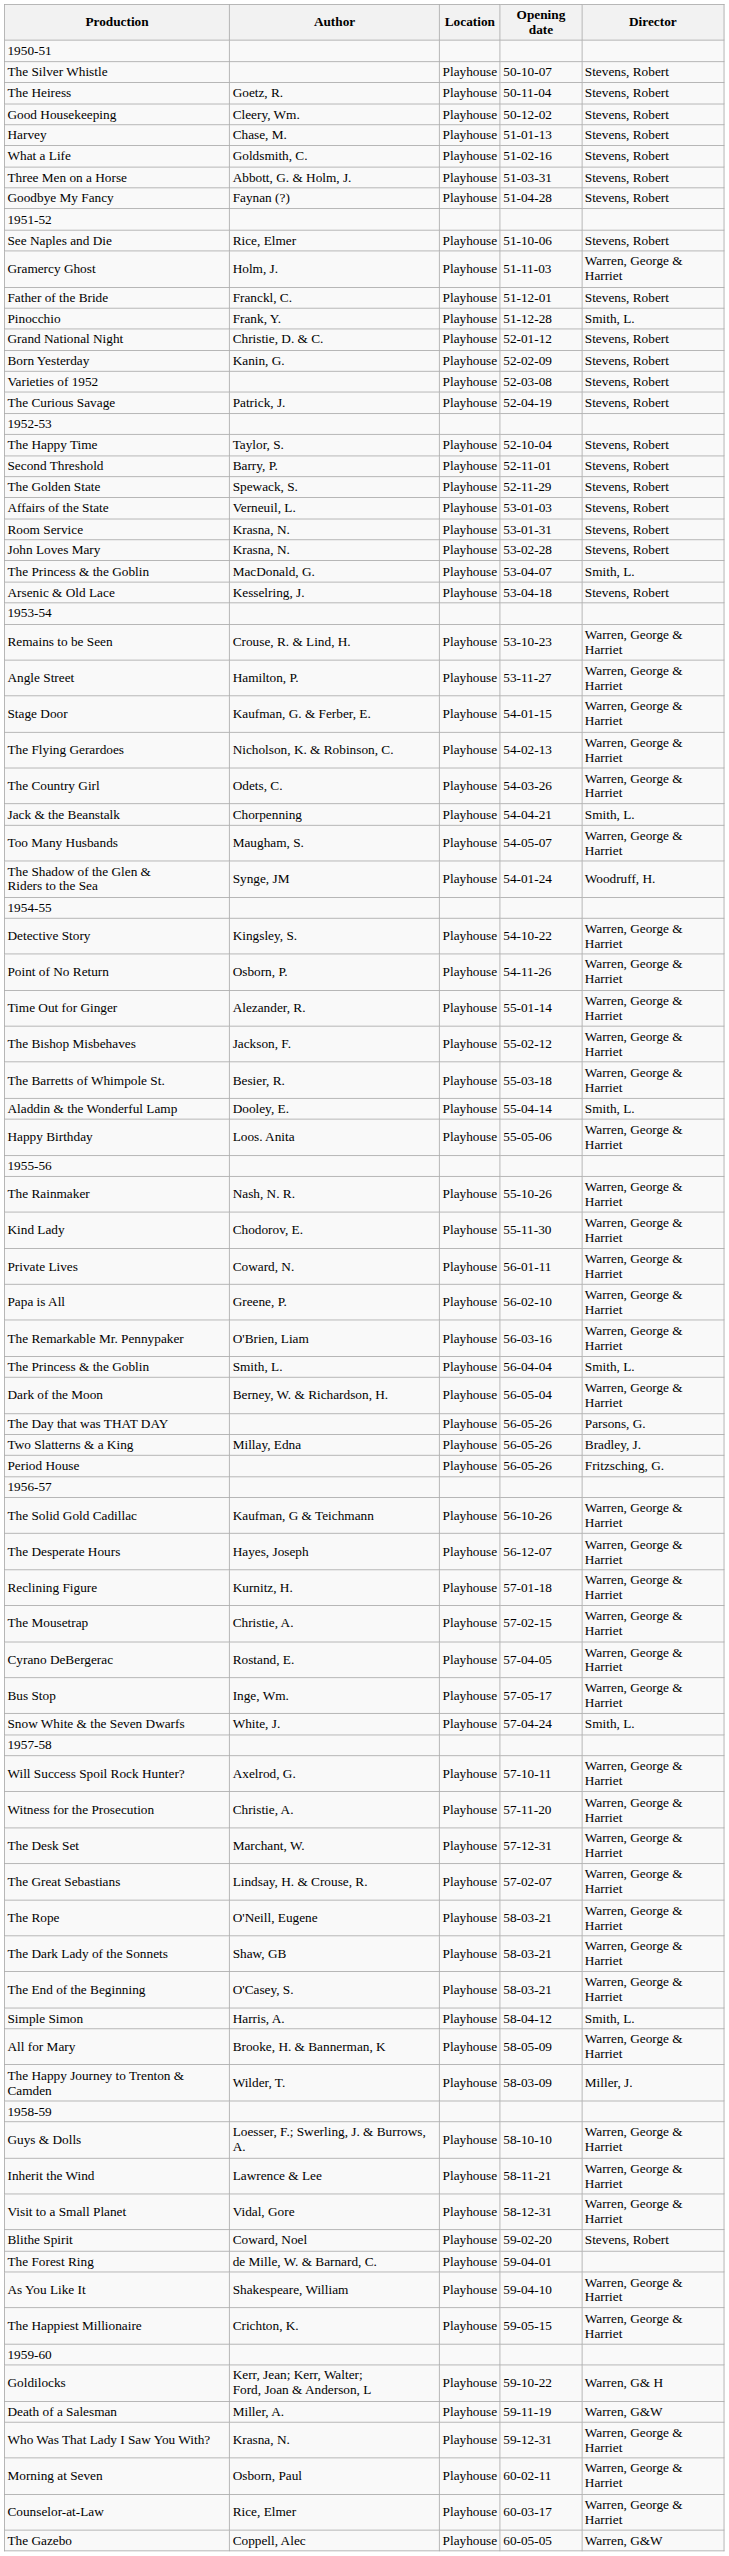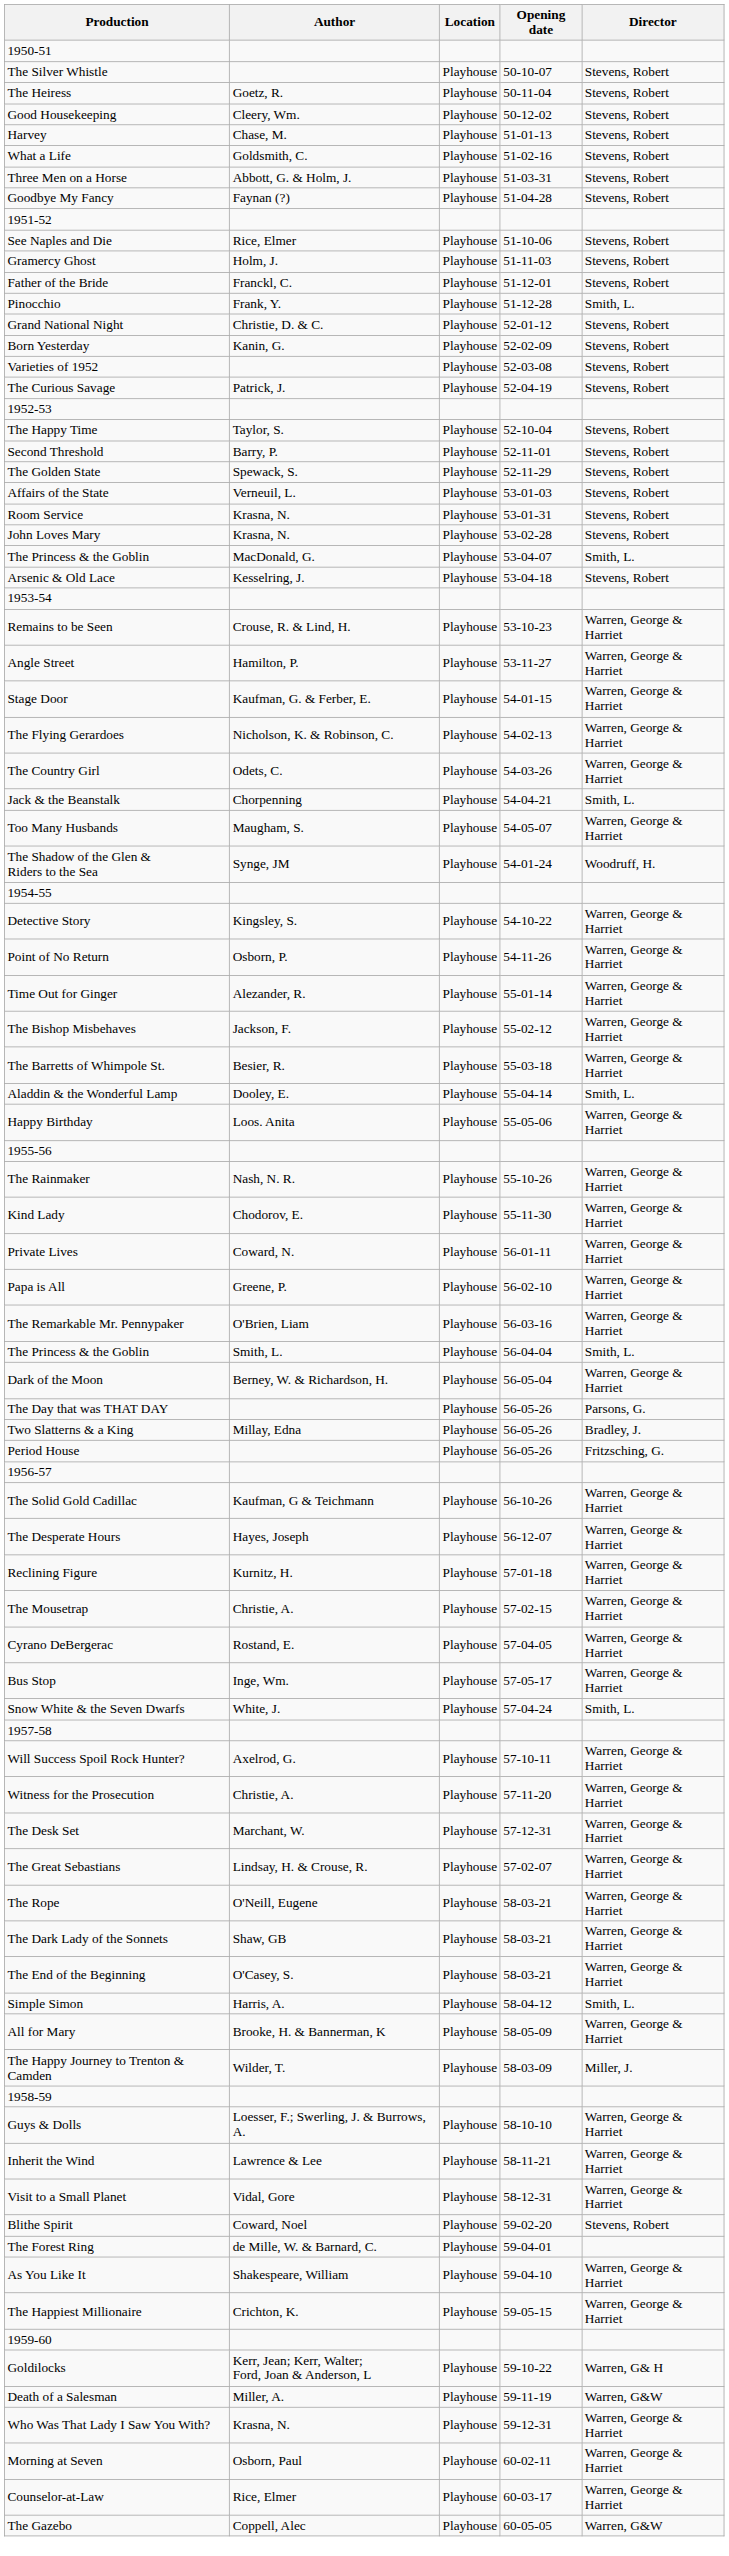(634, 269) Warren, George & Harriet -> (627, 261) Stevens, Robert
